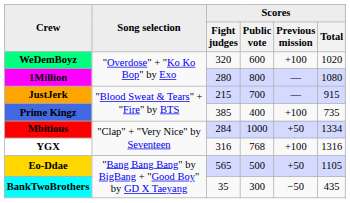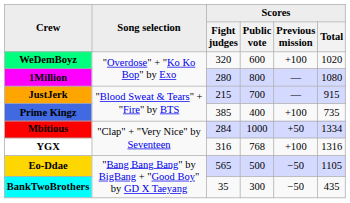(296, 166) +50 -> (296, 166) −50
